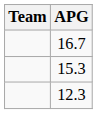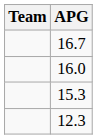+ row: (71, 69)
